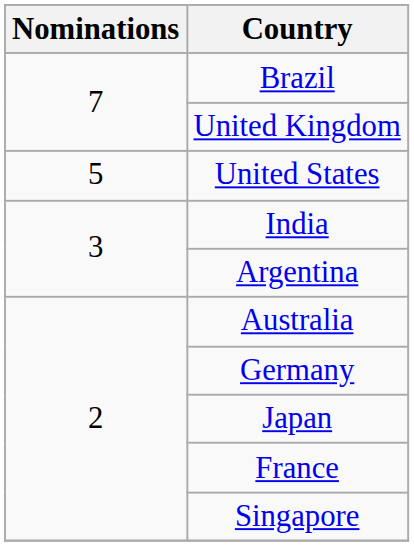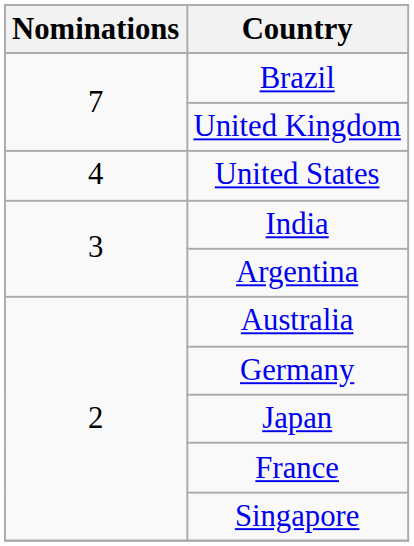(96, 175) 5 -> (96, 175) 4
